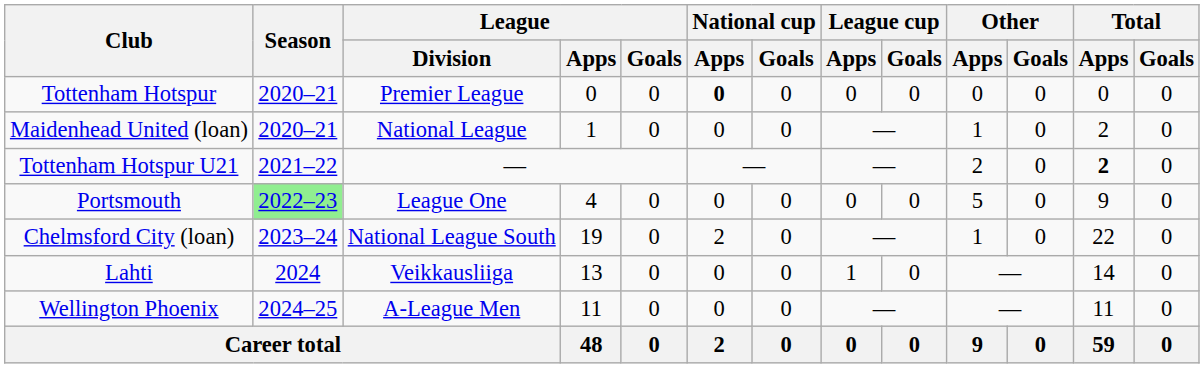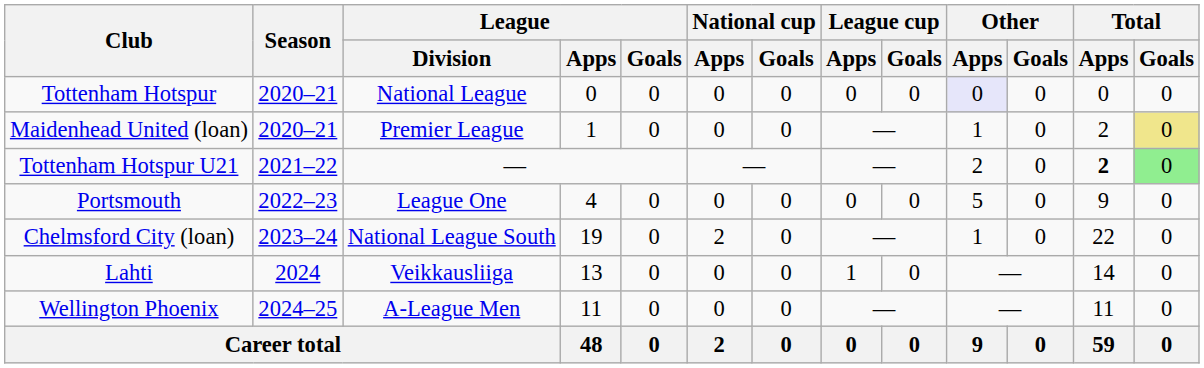(452, 93) Premier League -> (452, 93) National League
(719, 93) bold -> (719, 93) normal
(977, 93) no background -> (977, 93) lavender background
(452, 129) National League -> (452, 129) Premier League
(1167, 129) no background -> (1167, 129) khaki background
(1167, 165) no background -> (1167, 165) lightgreen background
(298, 201) lightgreen background -> (298, 201) no background
